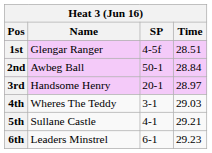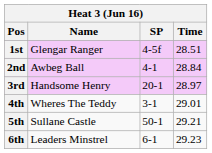(153, 67) 50-1 -> (150, 67) 4-1
(189, 103) 29.03 -> (189, 103) 29.01
(150, 121) 4-1 -> (153, 121) 50-1
